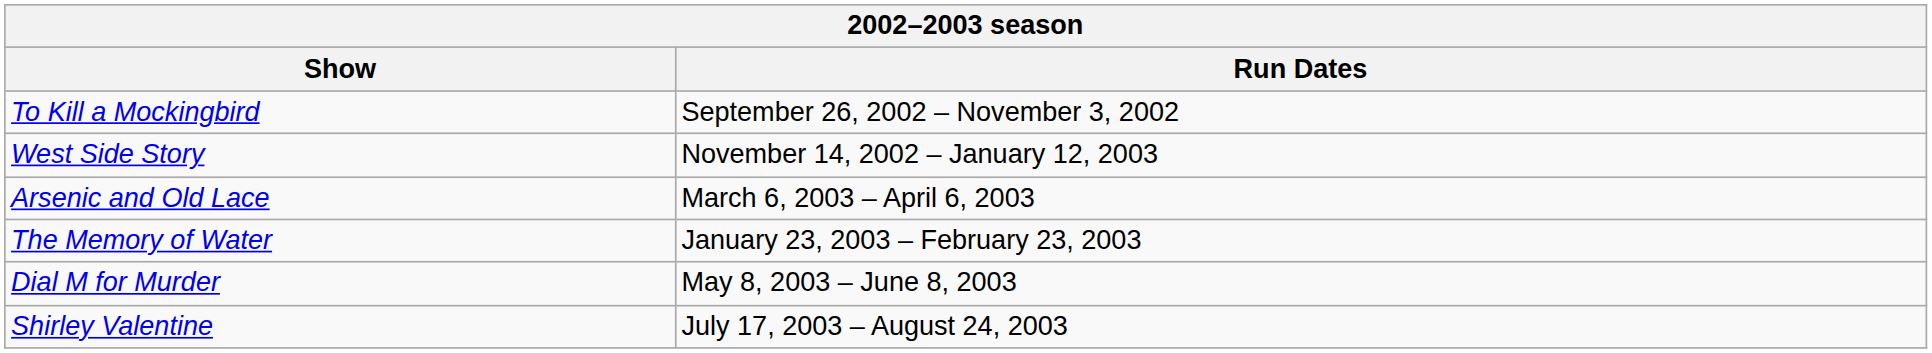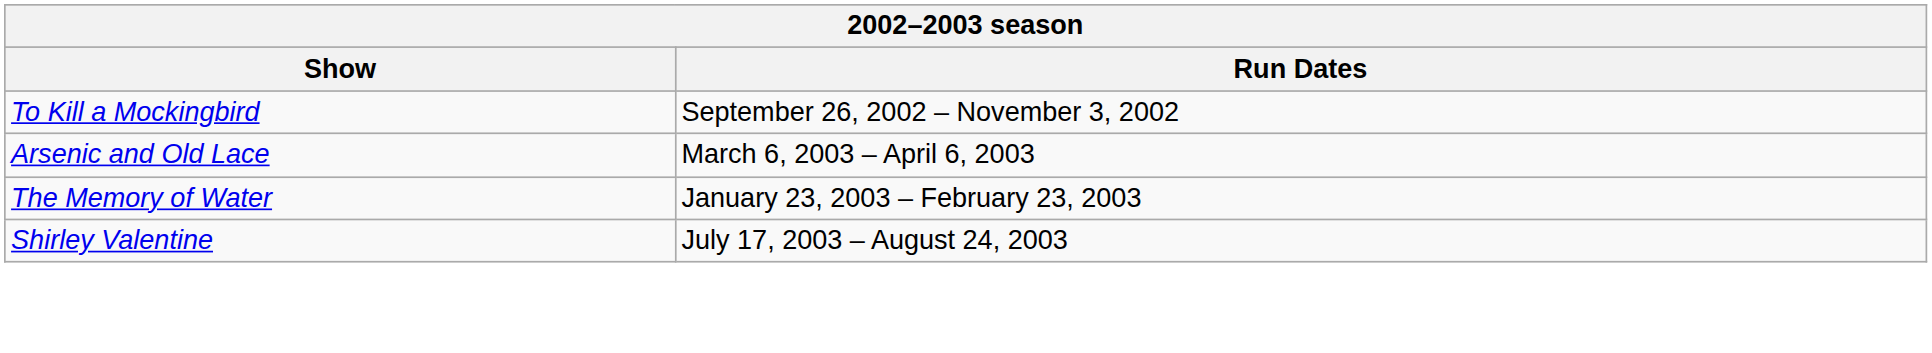- row: (108, 154)
- row: (116, 283)
